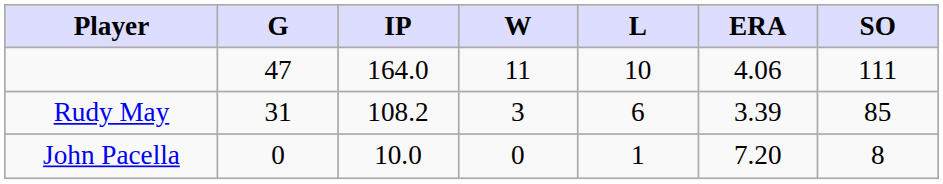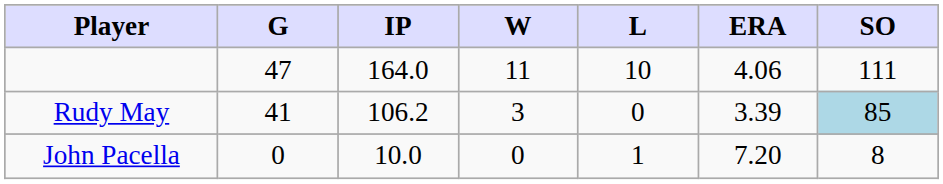(278, 112) 31 -> (278, 112) 41
(398, 112) 108.2 -> (398, 112) 106.2
(638, 112) 6 -> (638, 112) 0
(878, 112) no background -> (878, 112) lightblue background
